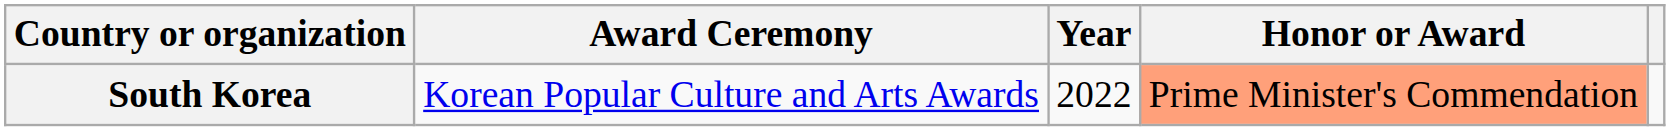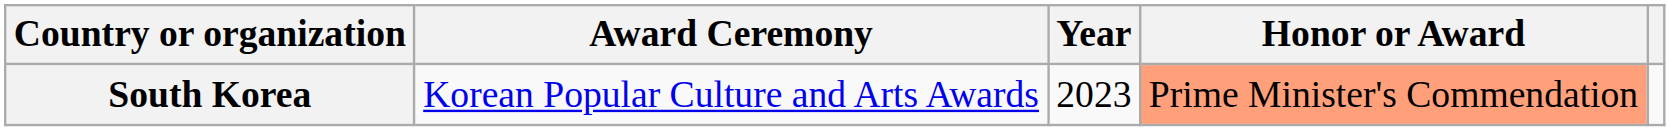(1094, 93) 2022 -> (1094, 93) 2023
